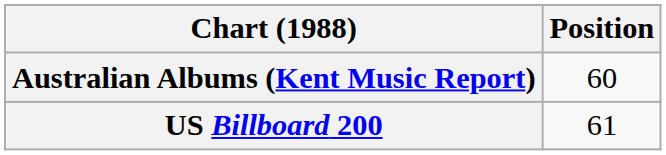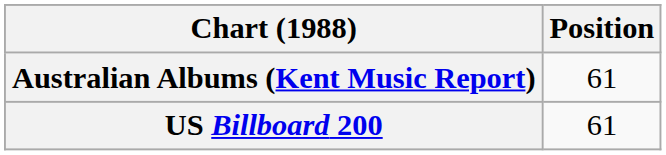(602, 76) 60 -> (602, 76) 61
